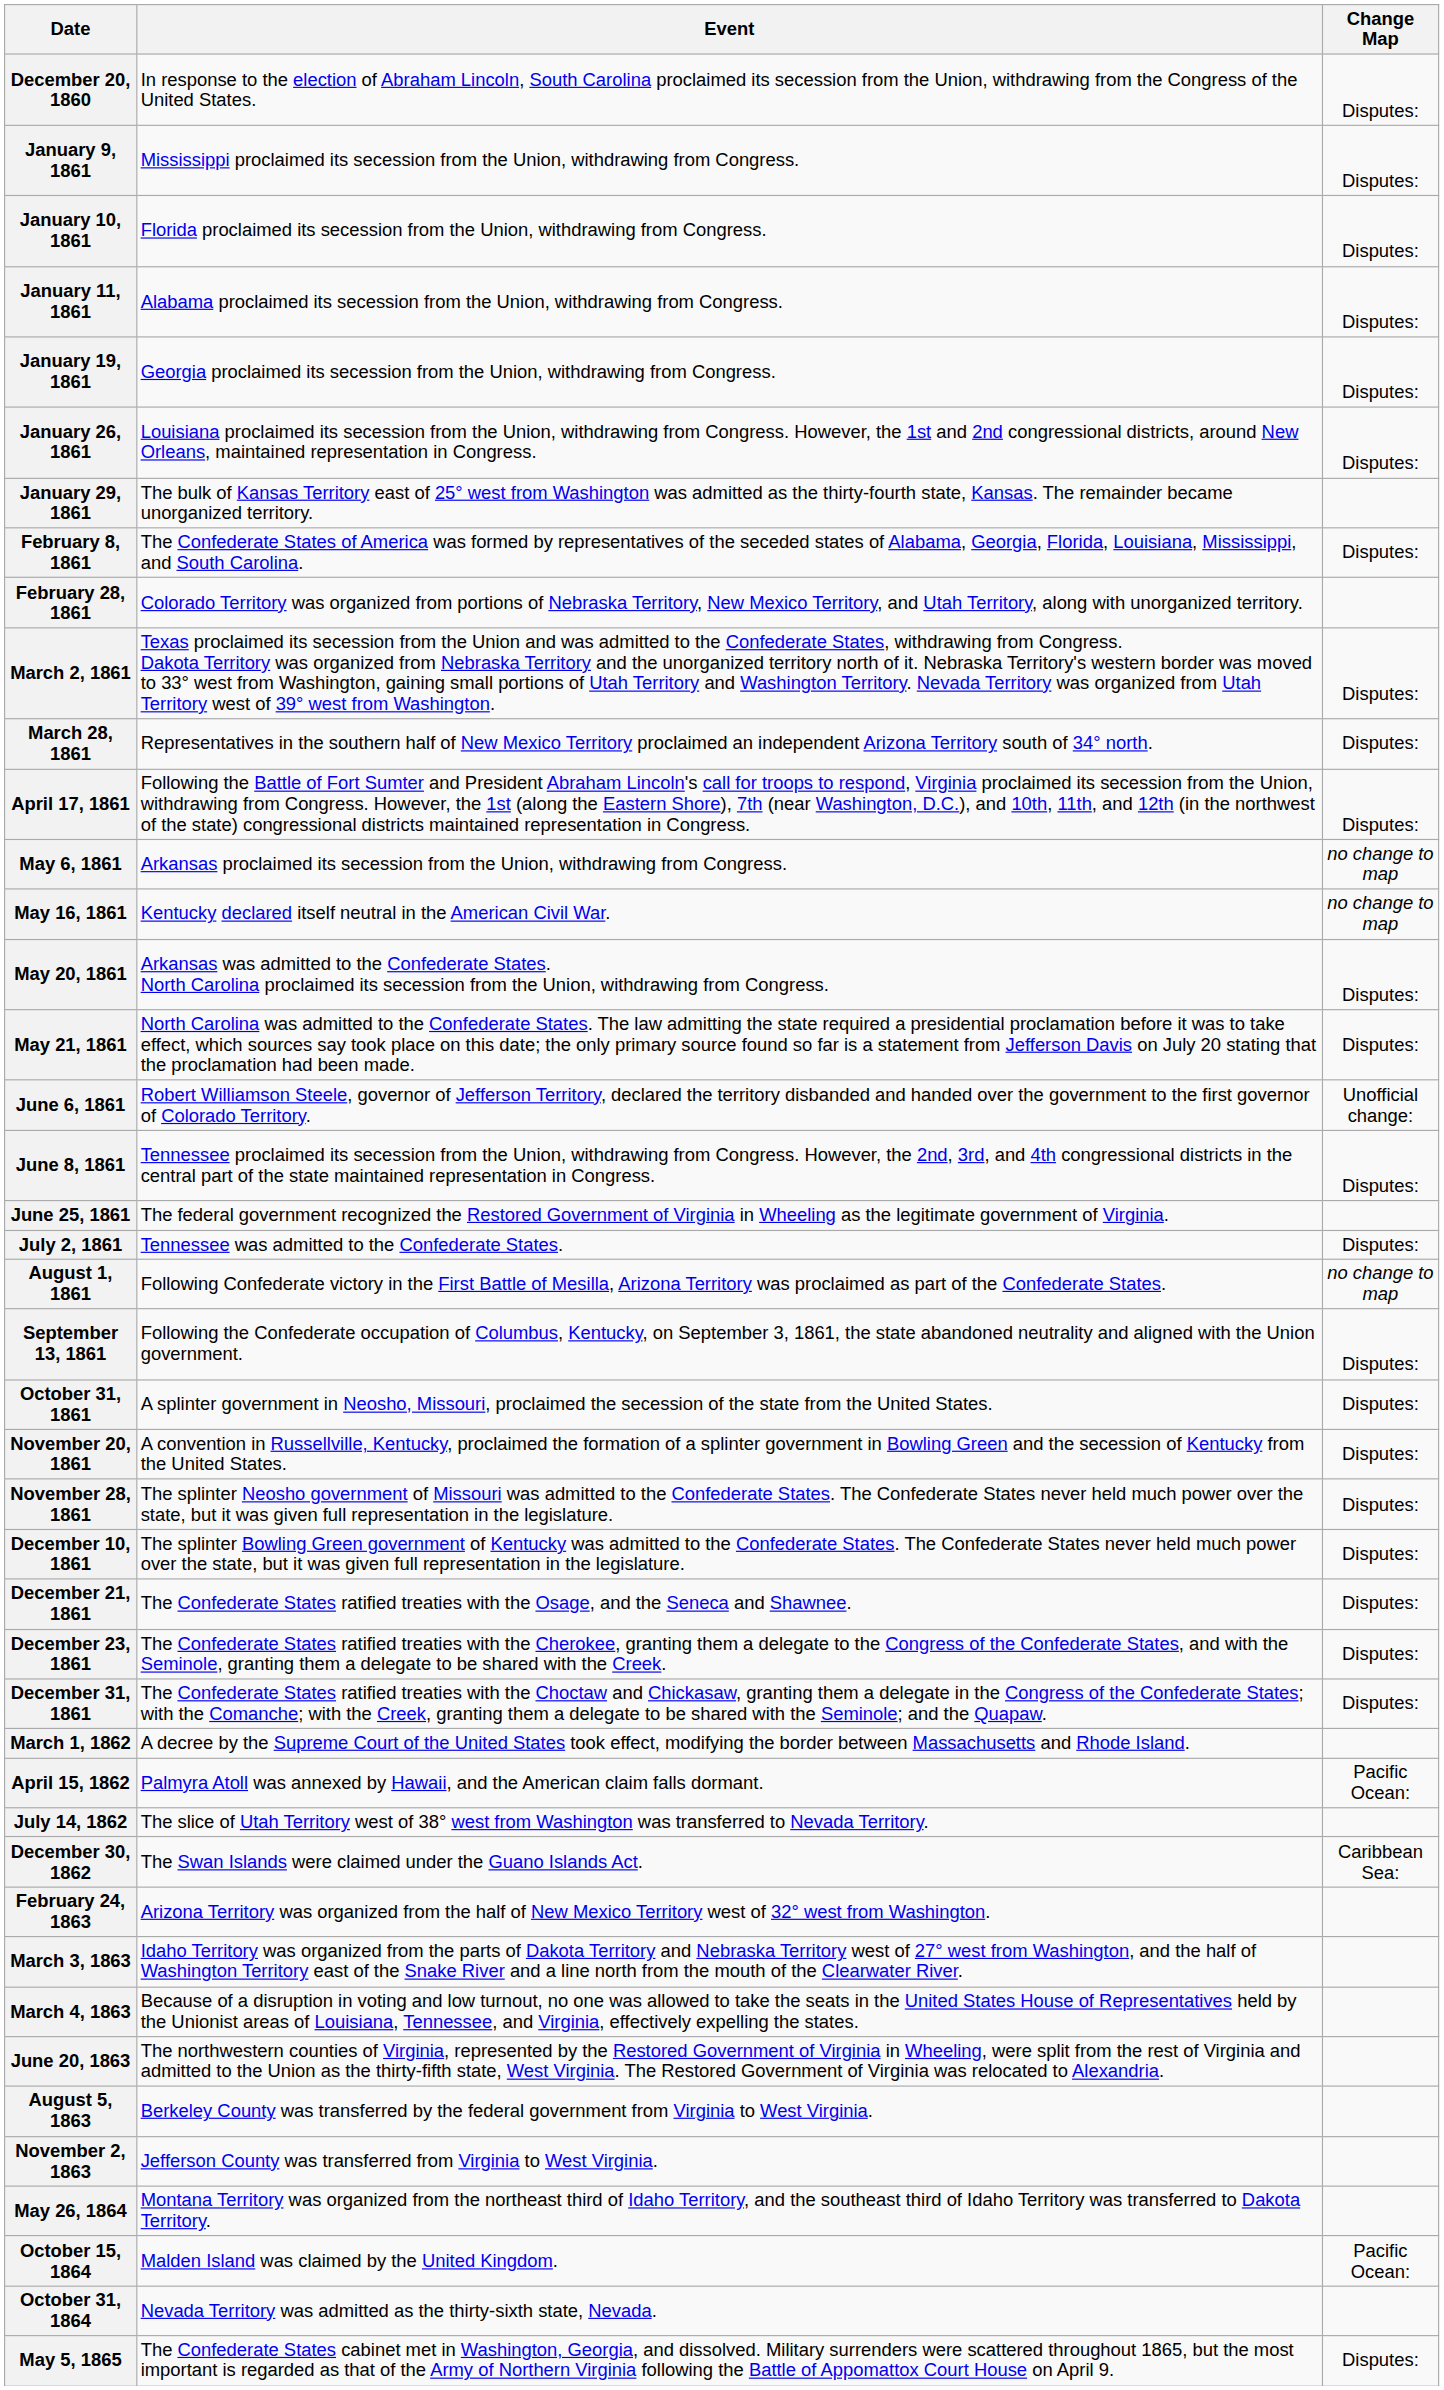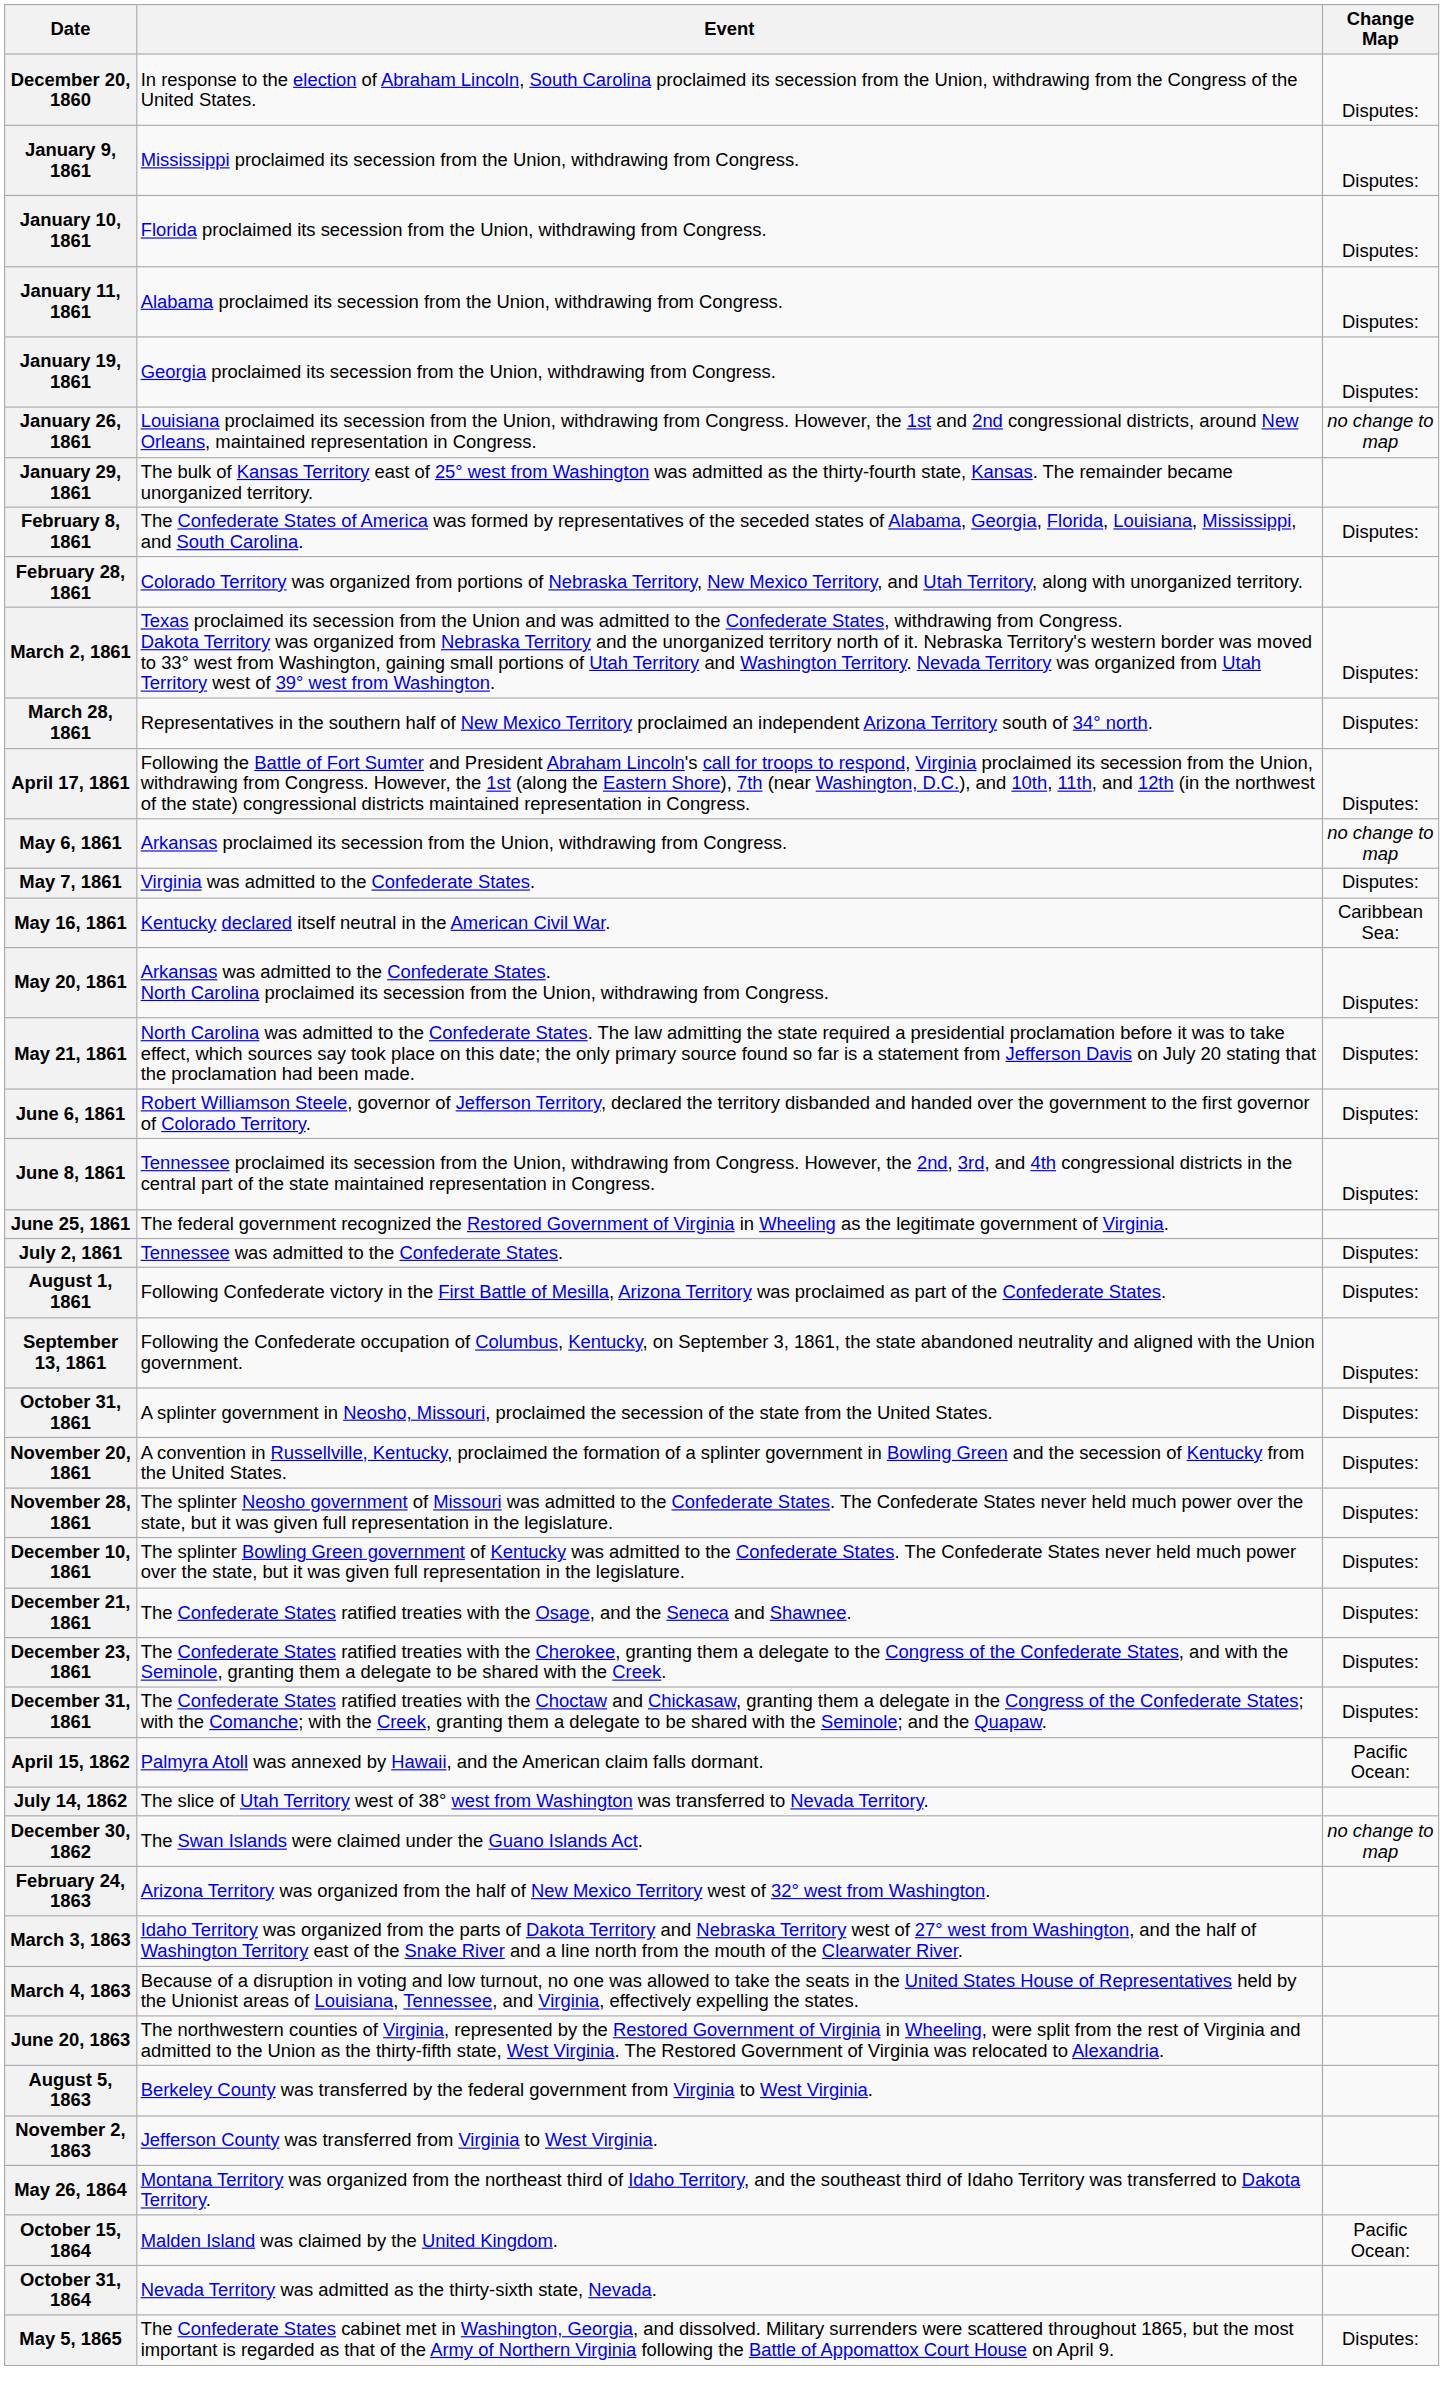(1380, 463) Disputes: -> (1380, 432) no change to map
+ row: (70, 883)
(1380, 914) no change to map -> (1380, 922) Caribbean Sea:
(1380, 1105) Unofficial change: -> (1380, 1113) Disputes:
(1380, 1283) no change to map -> (1380, 1292) Disputes:
- row: (70, 1743)
(1380, 1861) Caribbean Sea: -> (1380, 1841) no change to map
